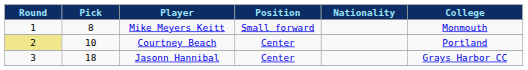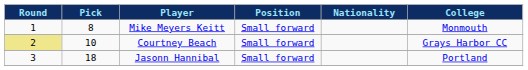(278, 42) Center -> (278, 42) Small forward
(465, 42) Portland -> (465, 42) Grays Harbor CC
(278, 58) Center -> (278, 58) Small forward
(465, 58) Grays Harbor CC -> (465, 58) Portland
